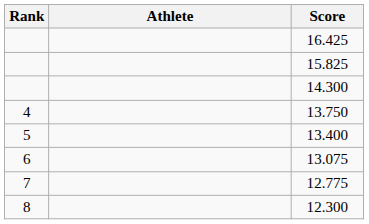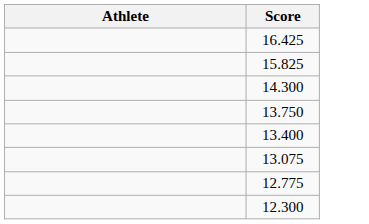- column: (27, 16)
